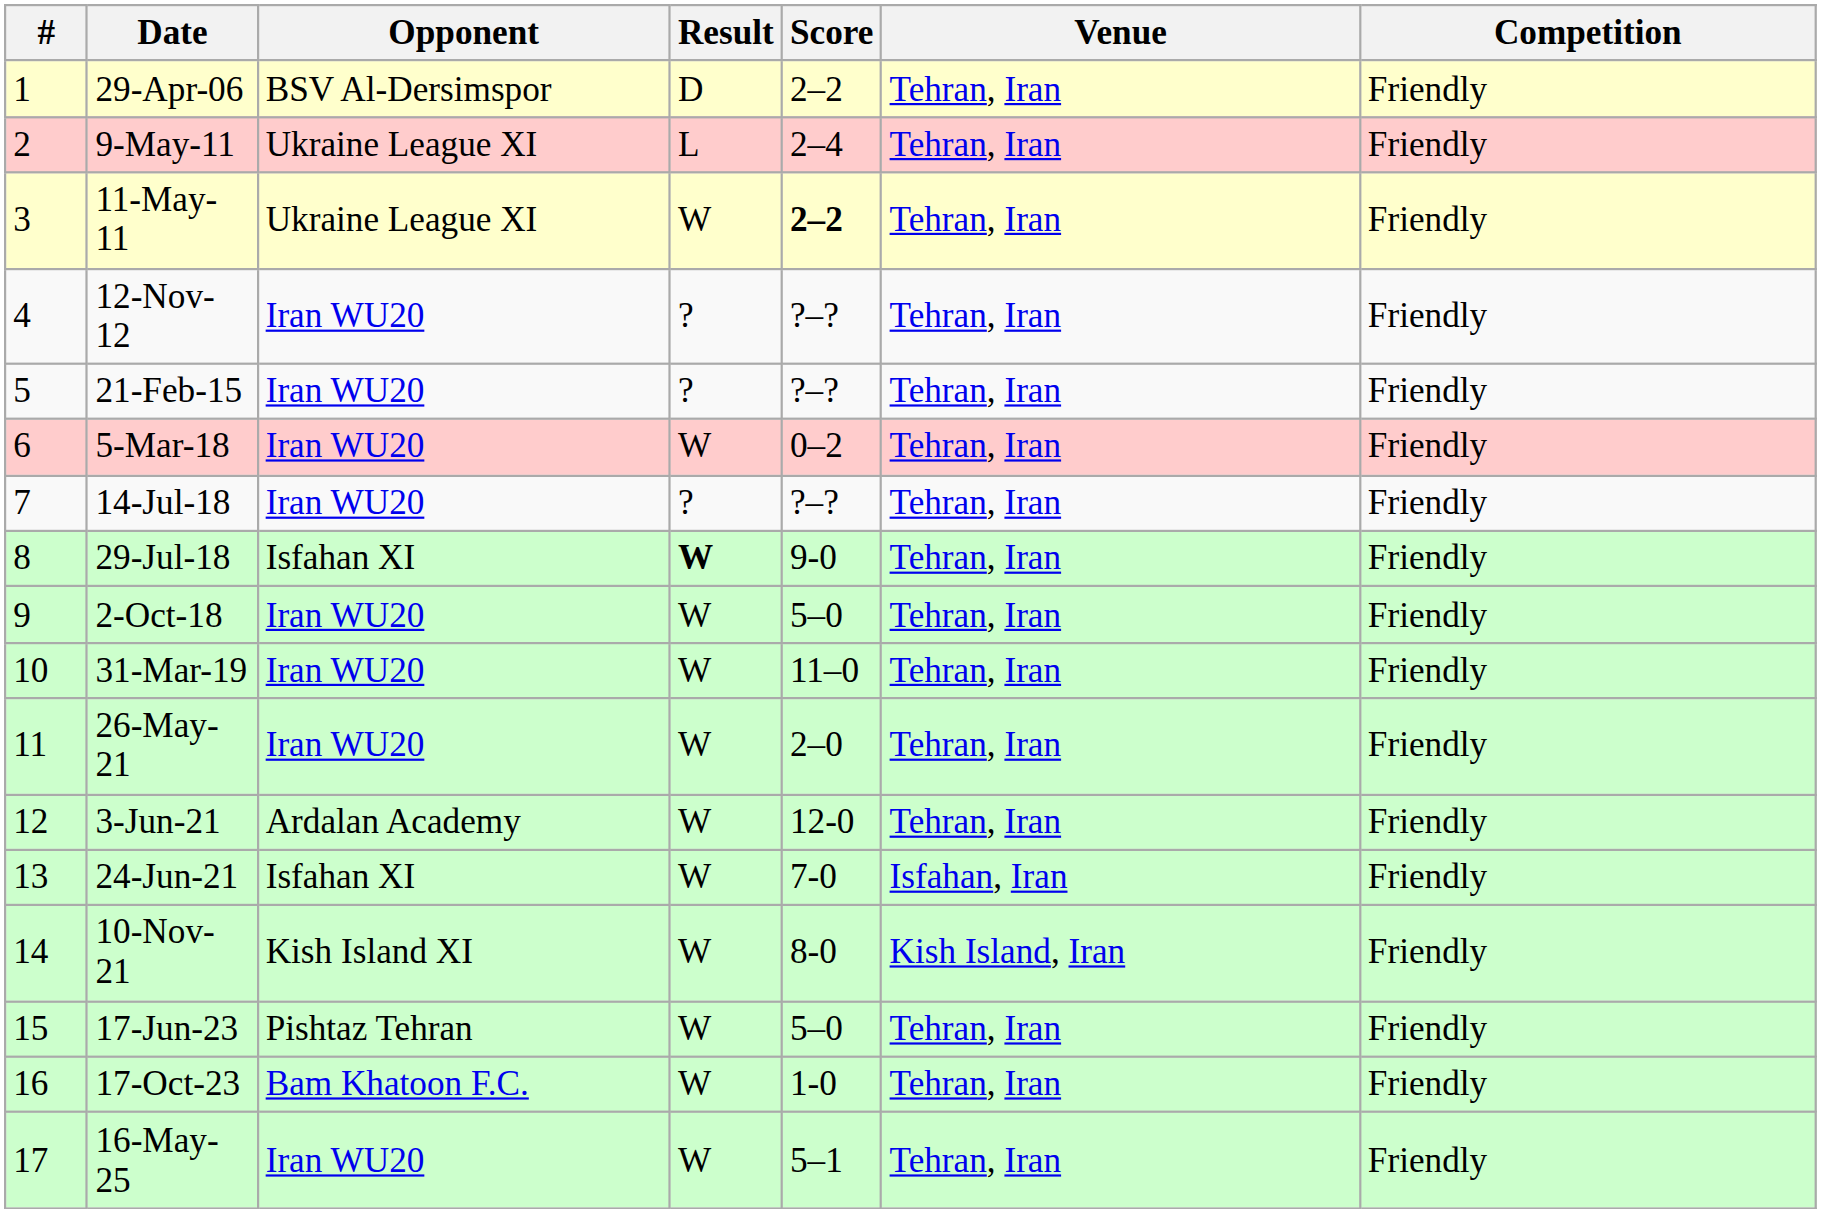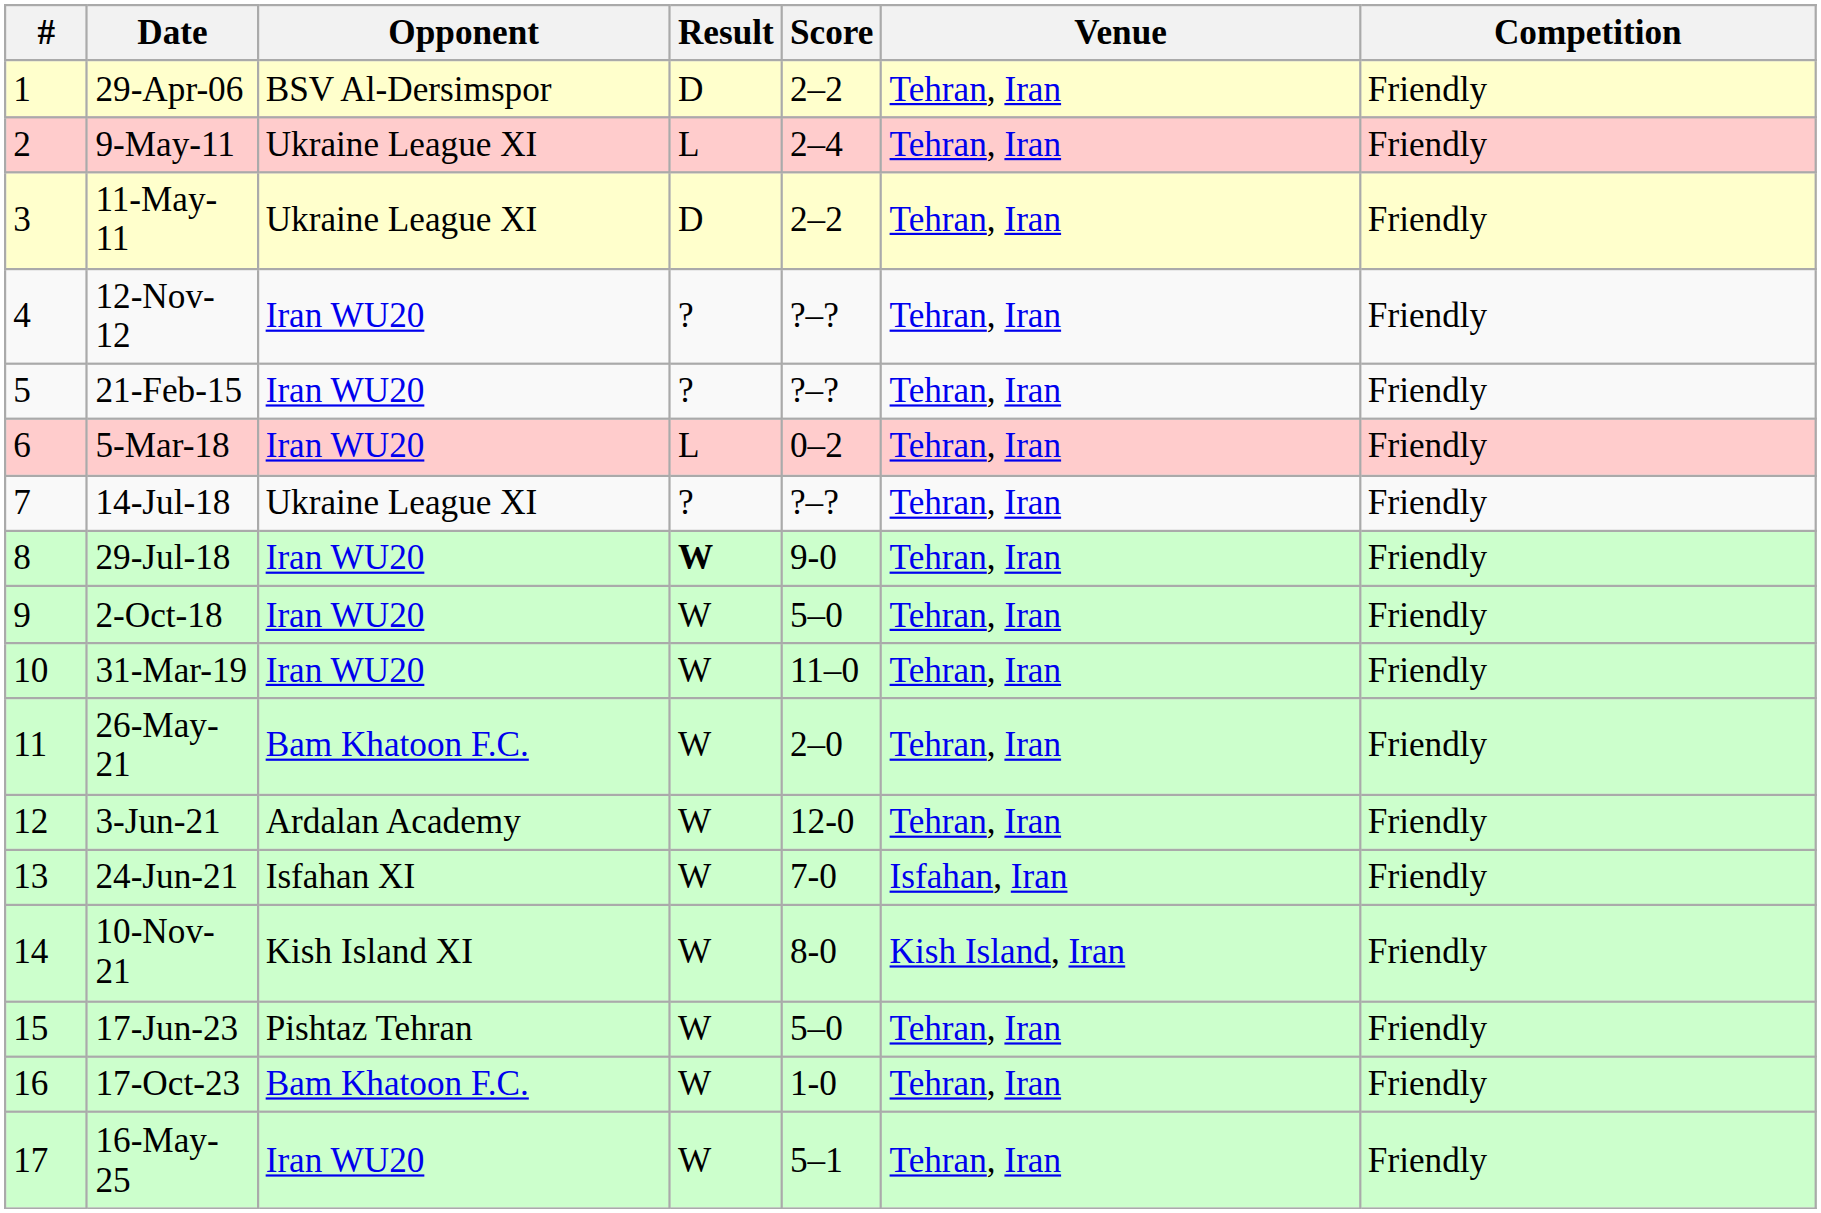(695, 219) W -> (691, 219) D
(816, 219) bold -> (816, 219) normal
(695, 446) W -> (689, 446) L
(345, 502) Iran WU20 -> (402, 502) Ukraine League XI
(340, 558) Isfahan XI -> (345, 558) Iran WU20
(345, 745) Iran WU20 -> (397, 745) Bam Khatoon F.C.
